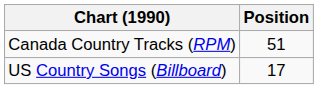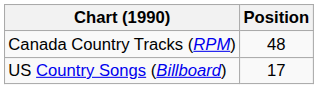(276, 44) 51 -> (276, 44) 48
